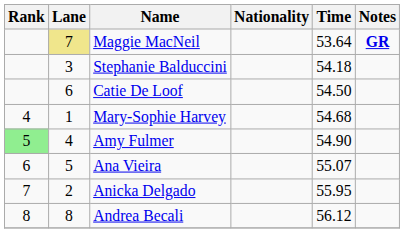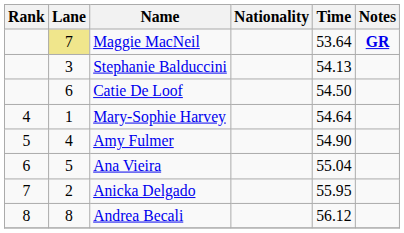(334, 66) 54.18 -> (334, 66) 54.13
(334, 116) 54.68 -> (334, 116) 54.64
(26, 141) lightgreen background -> (26, 141) no background
(334, 166) 55.07 -> (334, 166) 55.04
